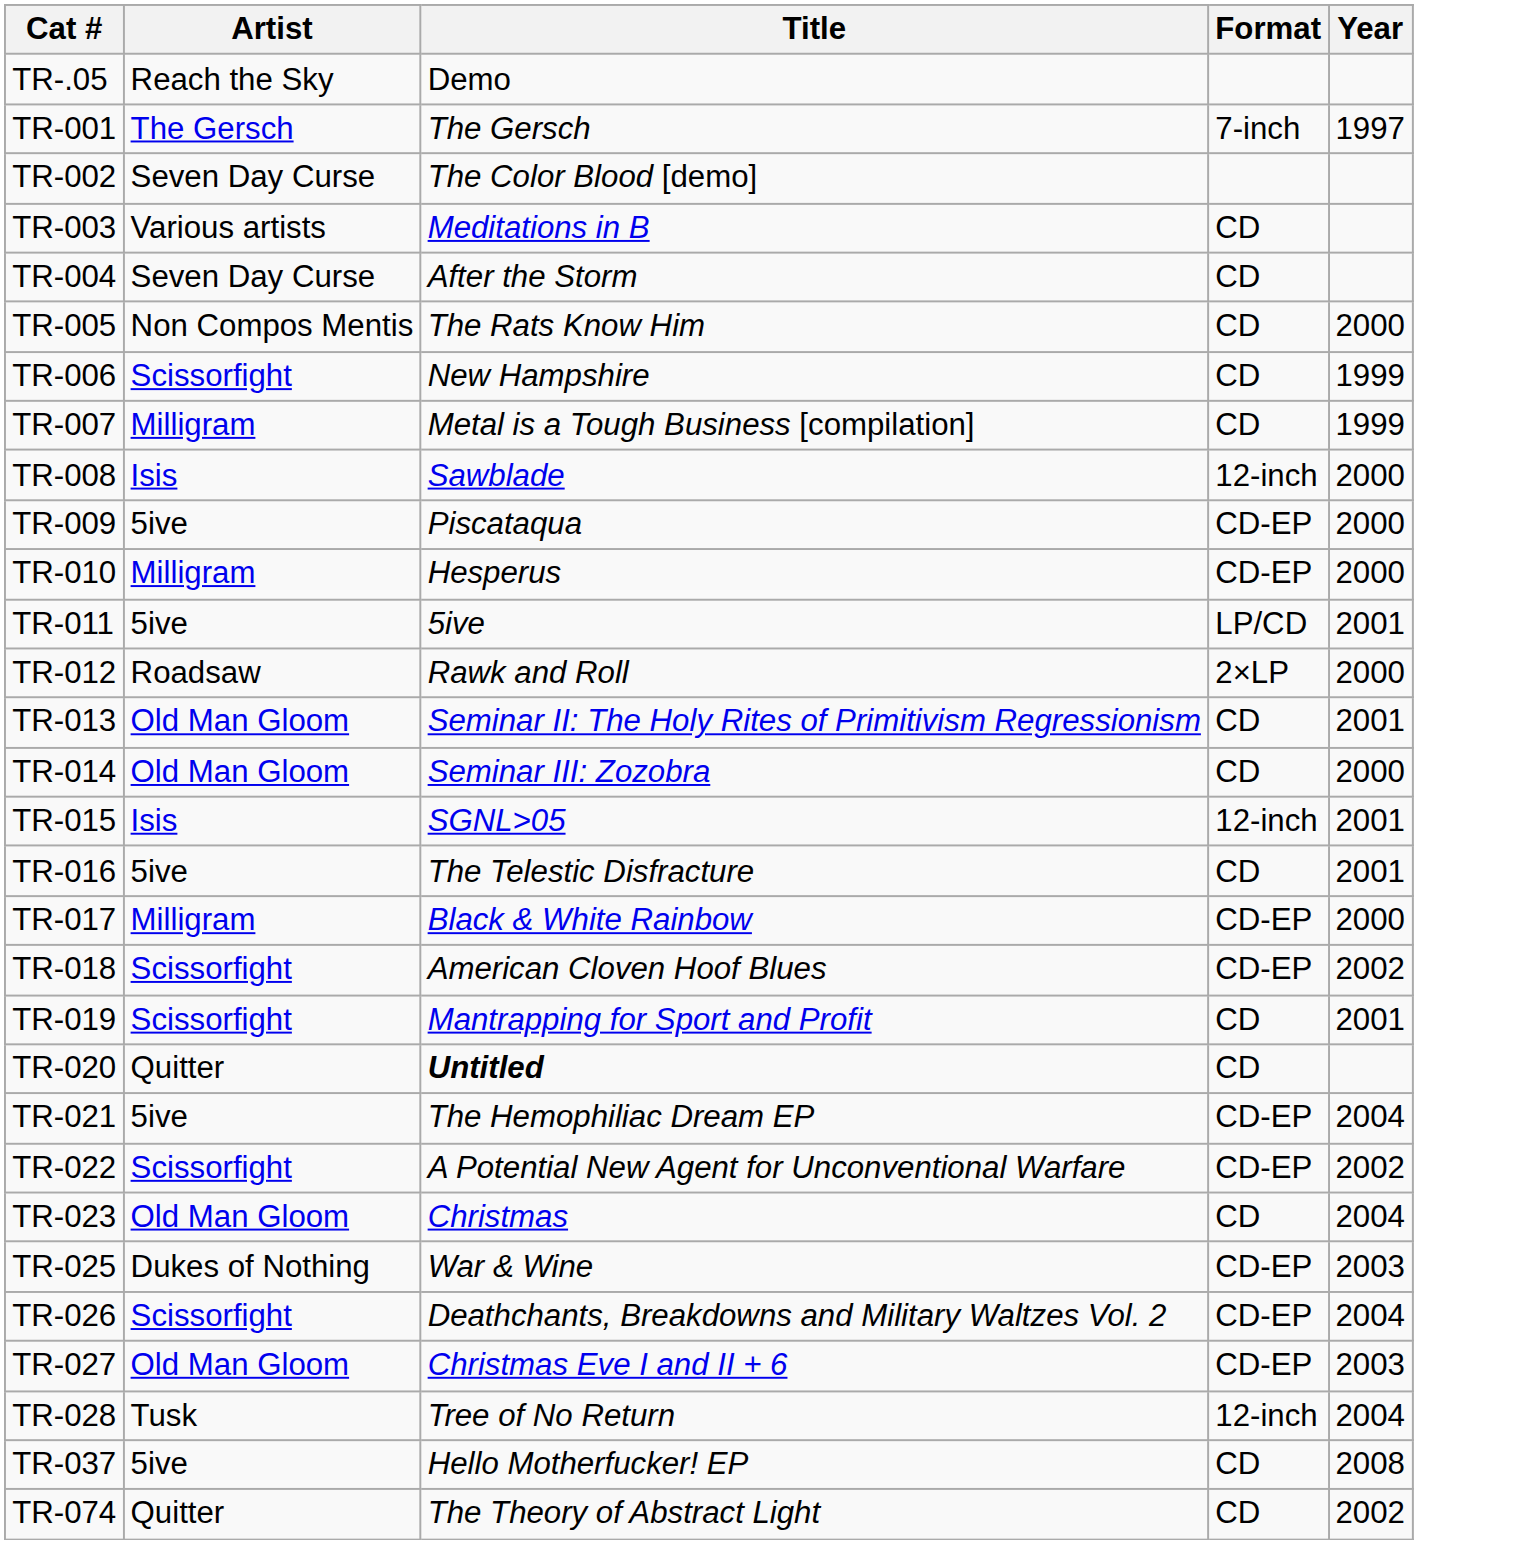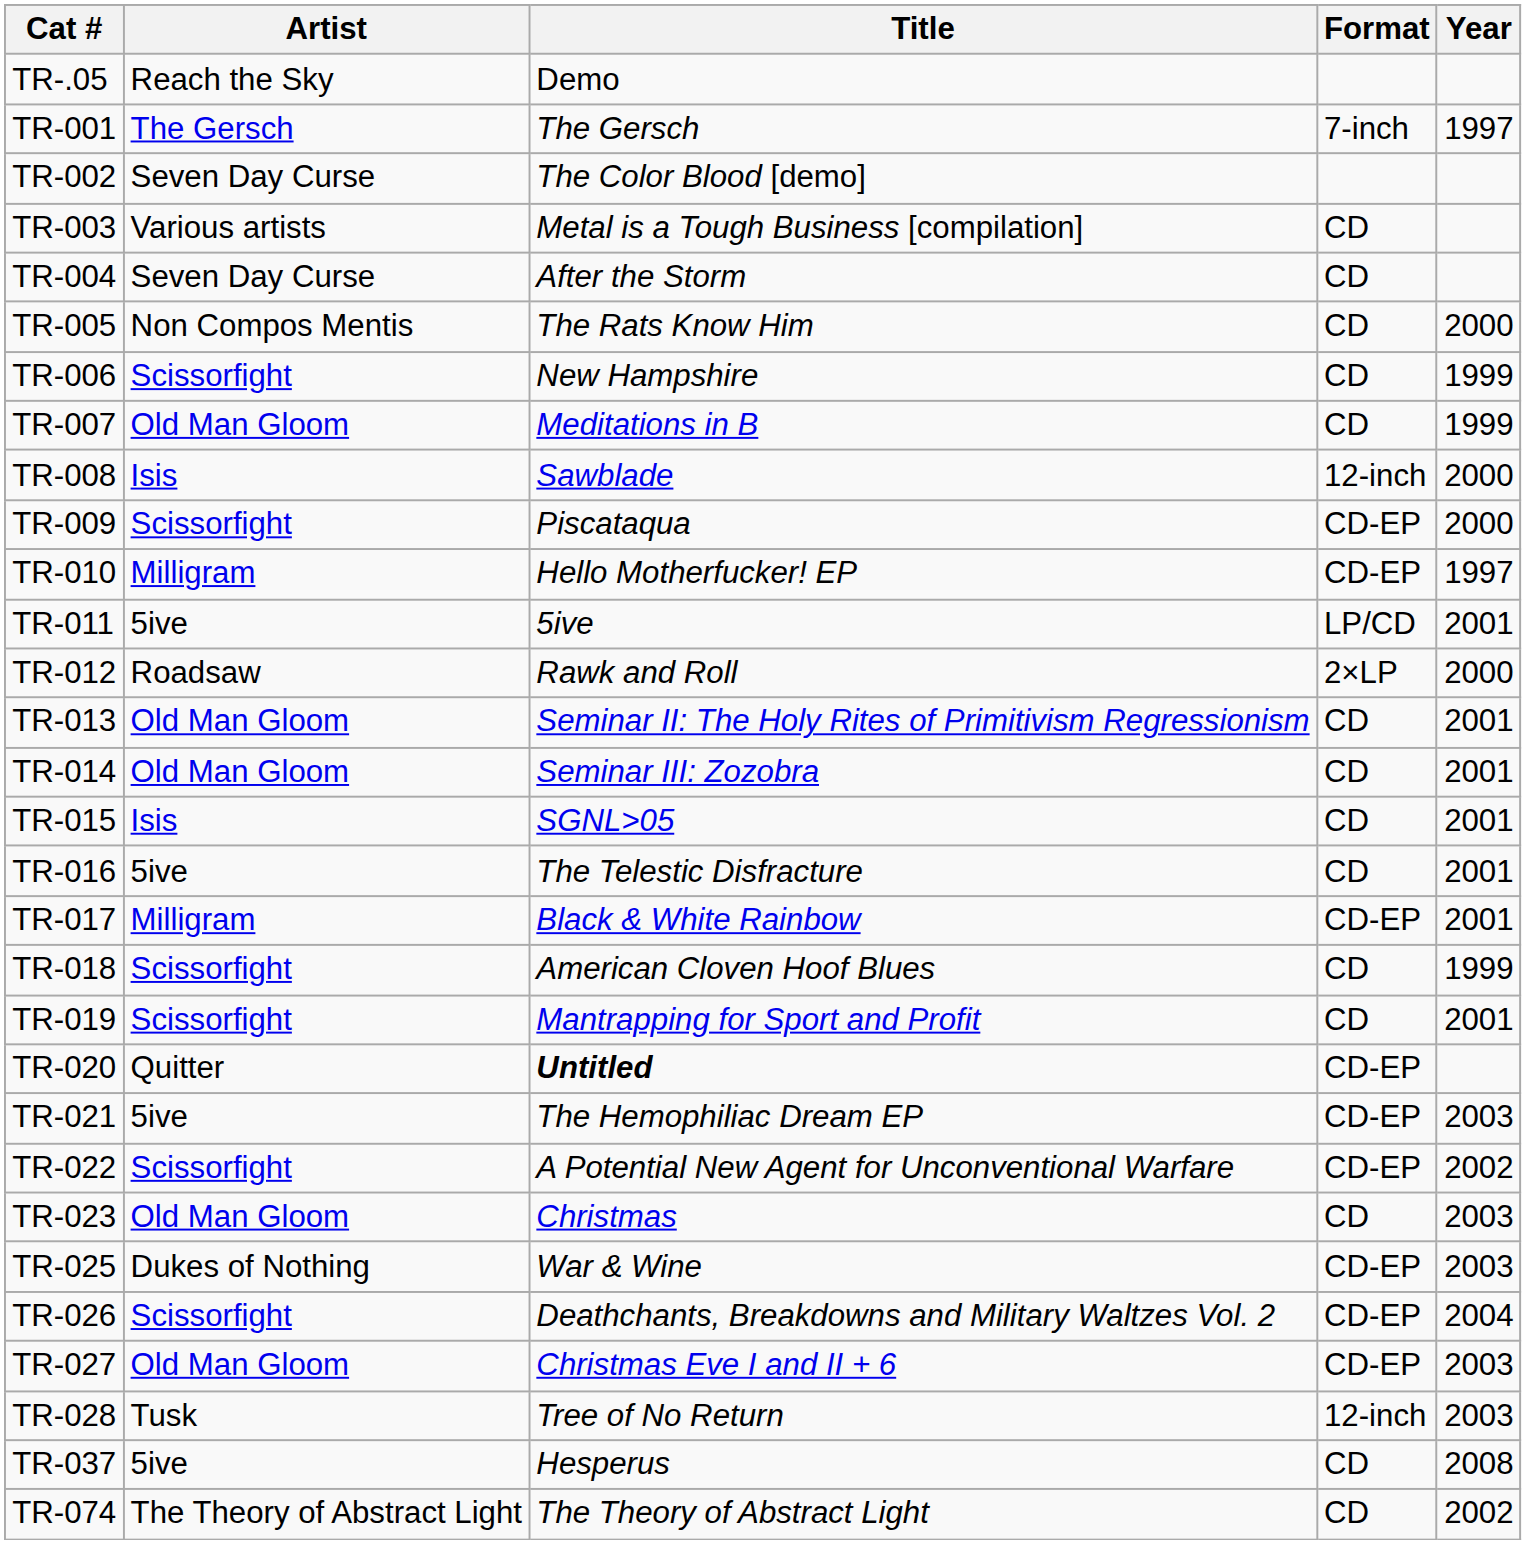(539, 227) Meditations in B -> (810, 227) Metal is a Tough Business [compilation]
(193, 425) Milligram -> (240, 425) Old Man Gloom
(701, 425) Metal is a Tough Business [compilation] -> (647, 425) Meditations in B
(159, 524) 5ive -> (211, 524) Scissorfight
(494, 573) Hesperus -> (697, 573) Hello Motherfucker! EP
(1370, 573) 2000 -> (1479, 573) 1997
(1370, 771) 2000 -> (1479, 771) 2001
(1266, 820) 12-inch -> (1347, 820) CD
(1370, 919) 2000 -> (1479, 919) 2001
(1264, 969) CD-EP -> (1347, 969) CD
(1370, 969) 2002 -> (1479, 969) 1999
(1238, 1068) CD -> (1373, 1068) CD-EP
(1370, 1117) 2004 -> (1479, 1117) 2003
(1370, 1216) 2004 -> (1479, 1216) 2003
(1370, 1414) 2004 -> (1479, 1414) 2003
(588, 1464) Hello Motherfucker! EP -> (603, 1464) Hesperus
(177, 1513) Quitter -> (326, 1513) The Theory of Abstract Light
